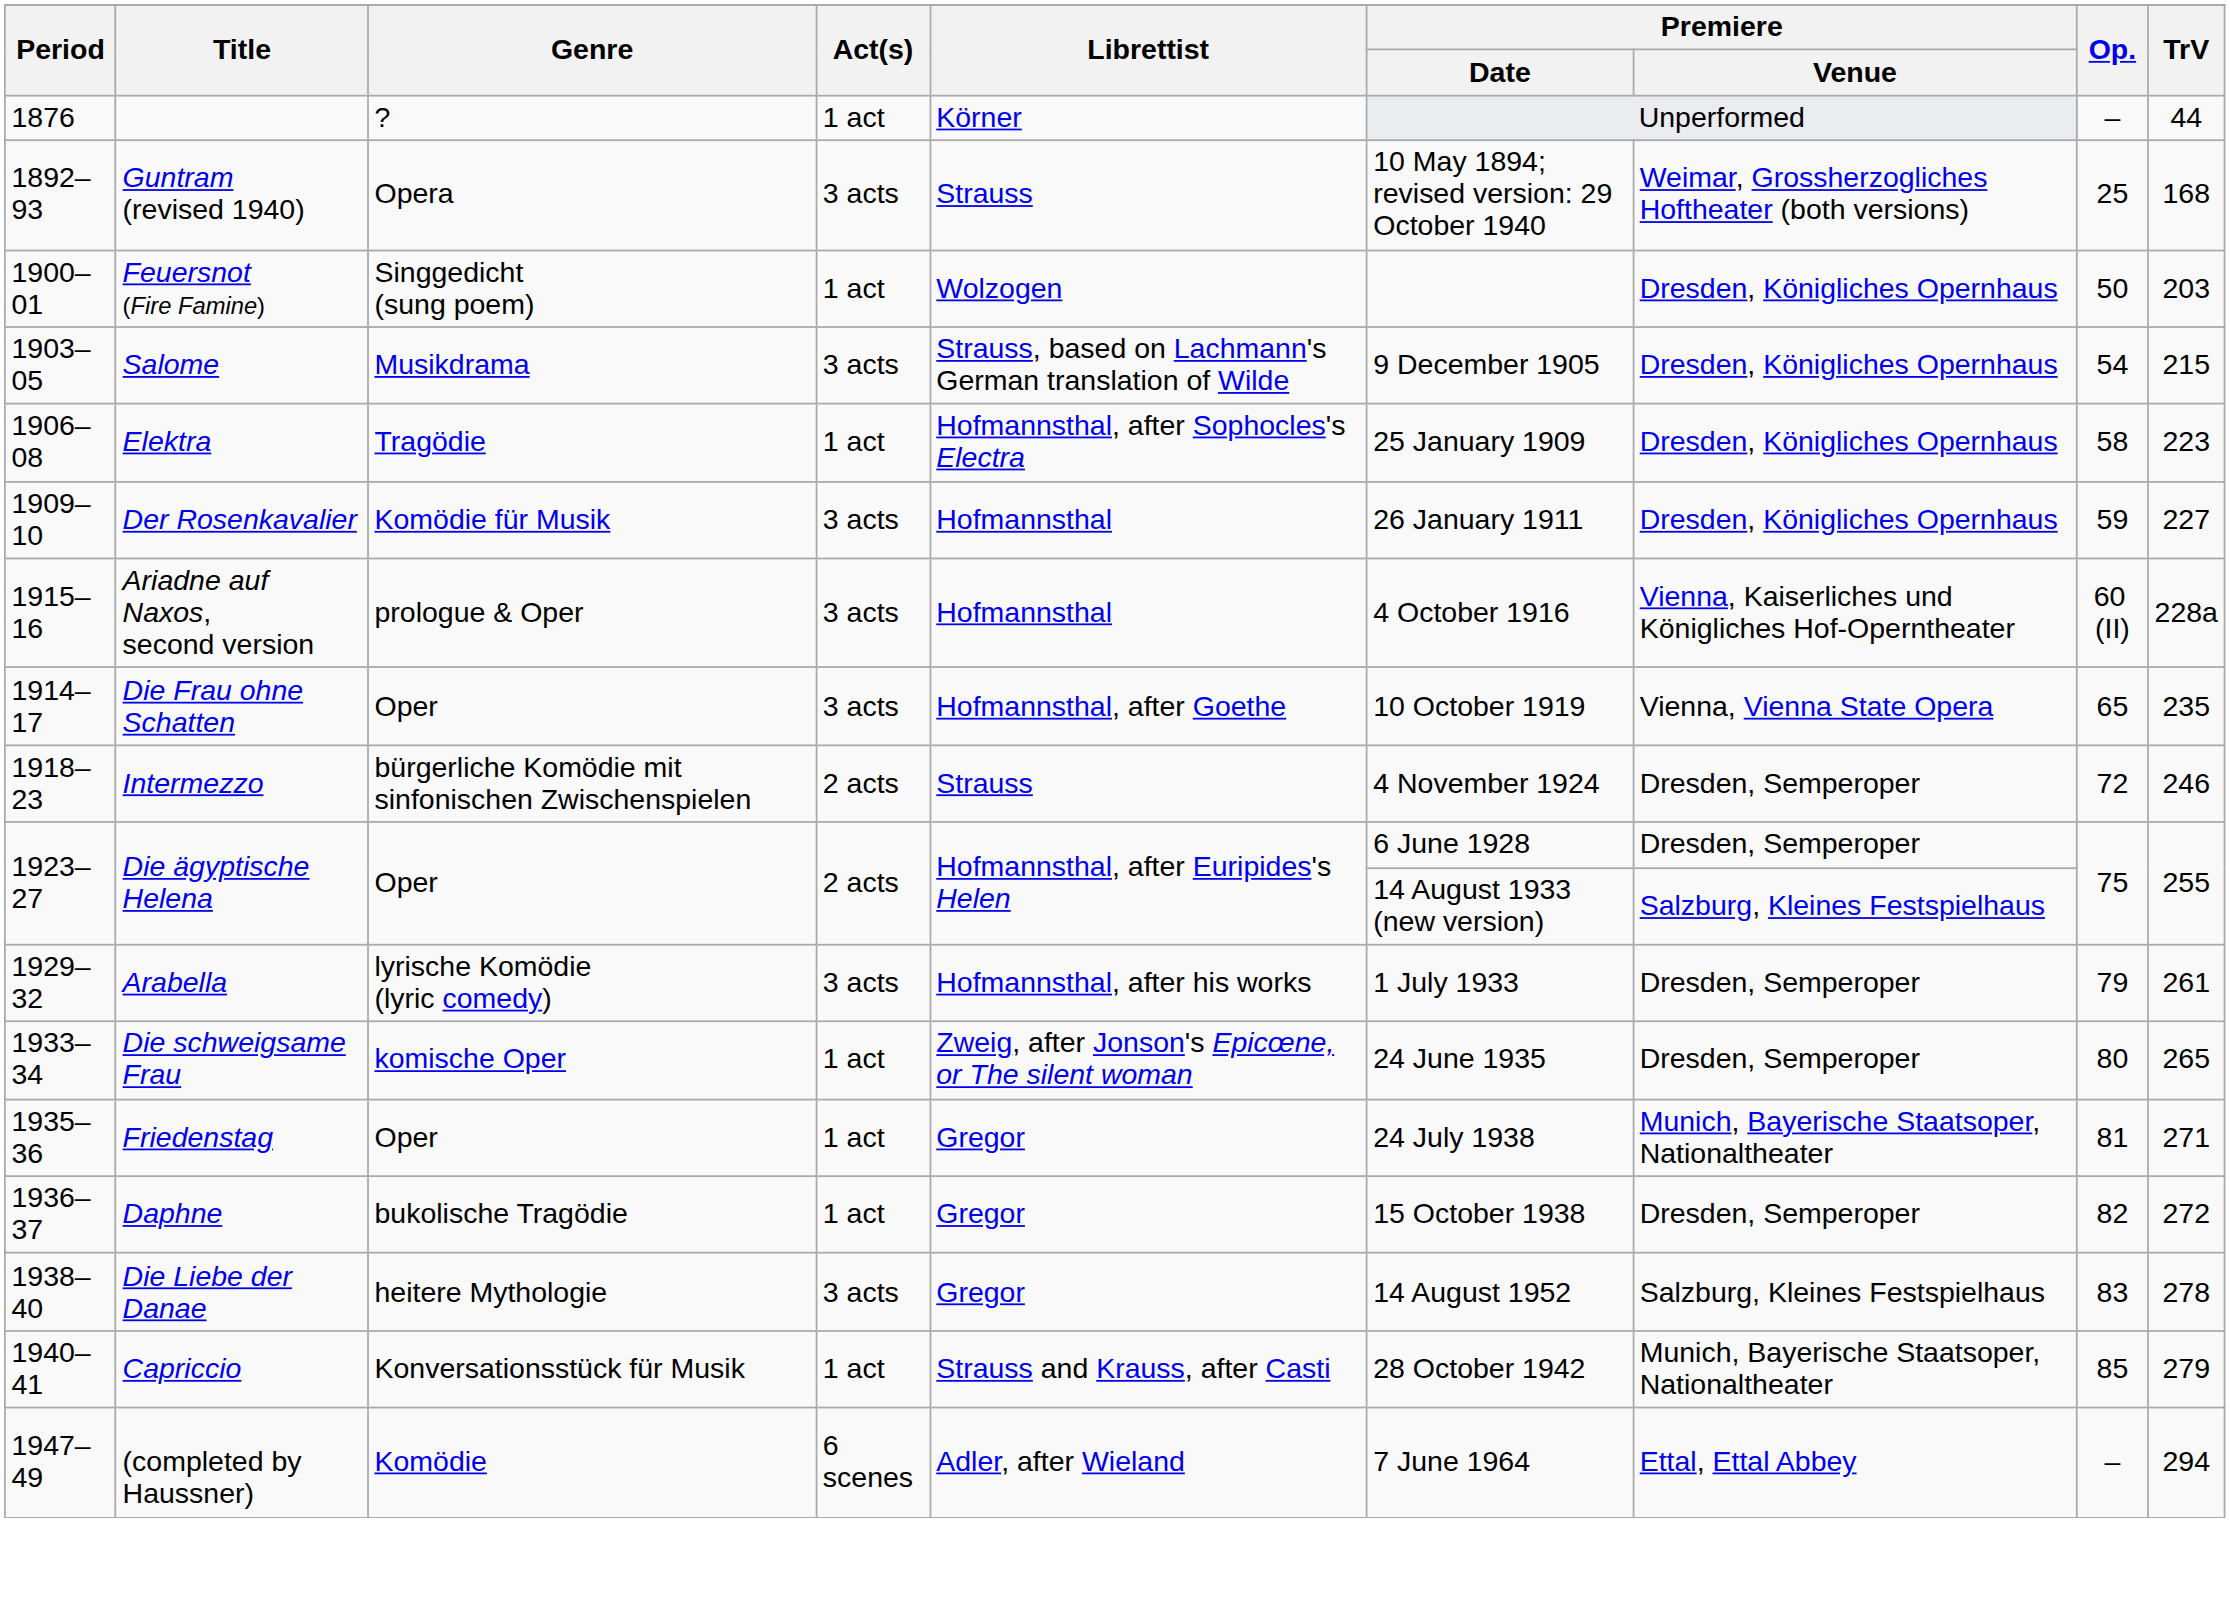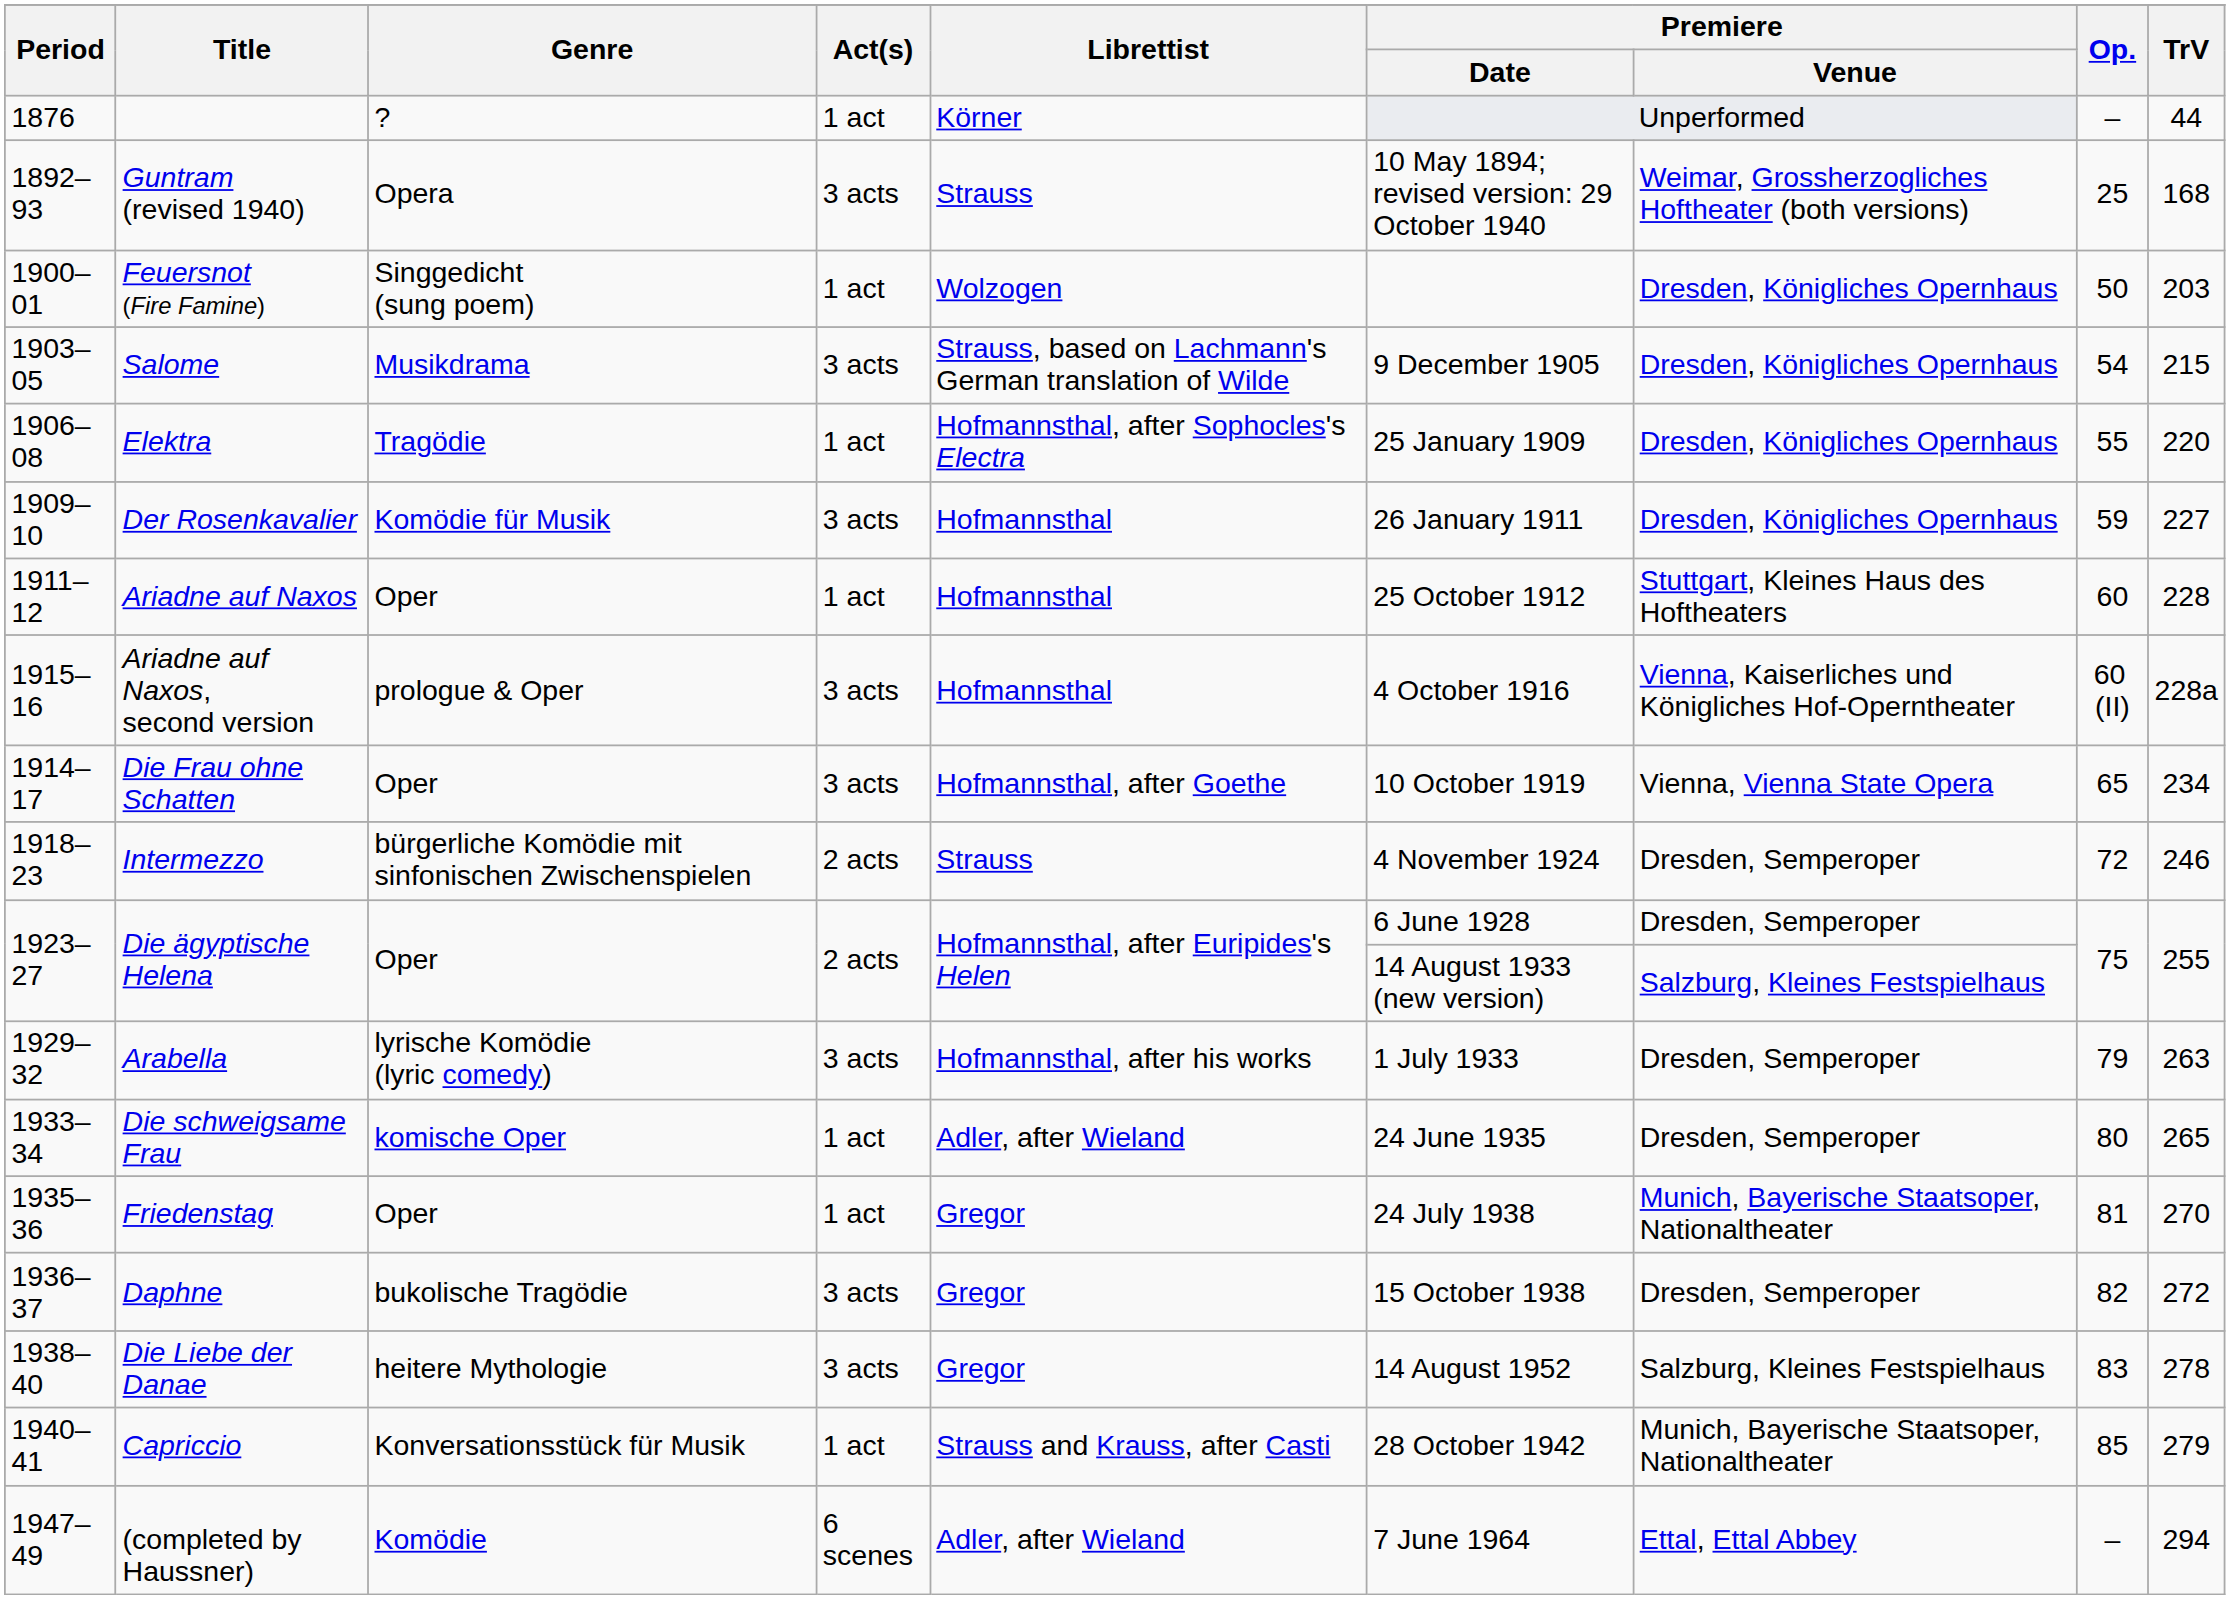(2112, 442) 58 -> (2112, 442) 55
(2186, 442) 223 -> (2186, 442) 220
+ row: (50, 596)
(2186, 705) 235 -> (2186, 783) 234
(2186, 982) 261 -> (2186, 1059) 263
(1135, 1059) Zweig, after Jonson's Epicœne, or The silent woman -> (1061, 1137) Adler, after Wieland
(2186, 1137) 271 -> (2186, 1214) 270
(854, 1214) 1 act -> (861, 1291) 3 acts
